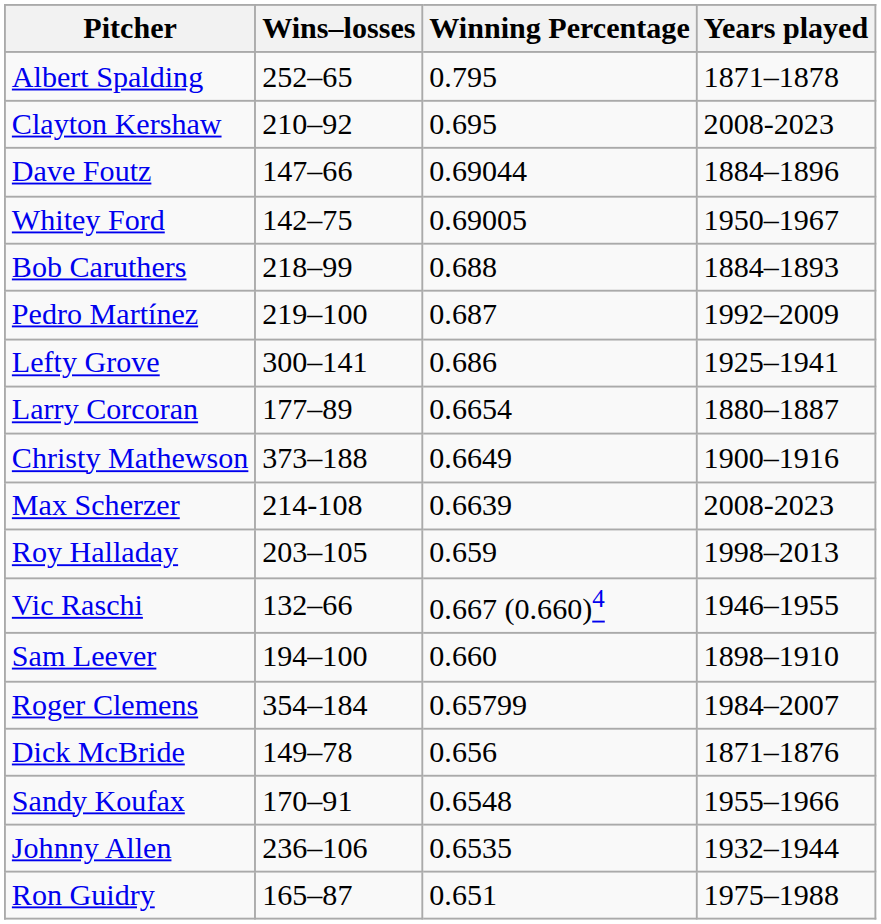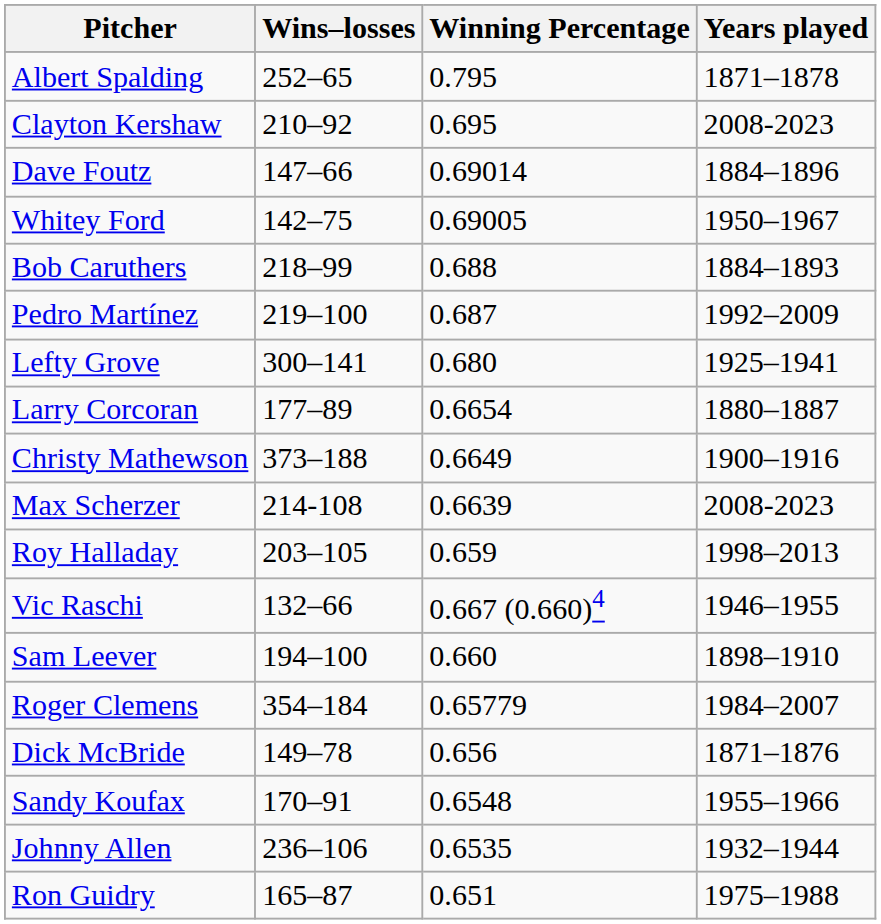(478, 171) 0.69044 -> (478, 171) 0.69014
(463, 362) 0.686 -> (463, 362) 0.680
(478, 704) 0.65799 -> (478, 704) 0.65779
